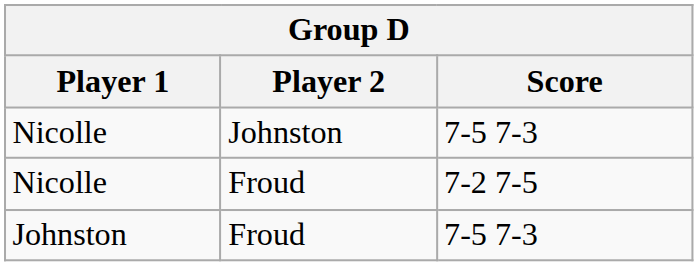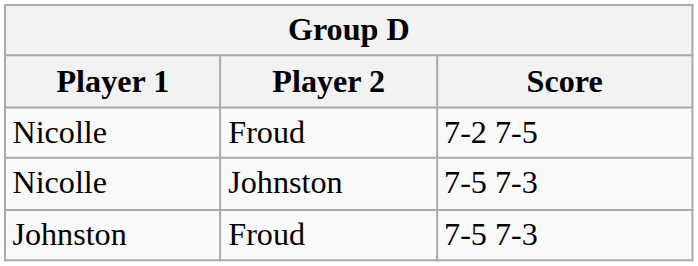rows swapped: (60, 183) <-> (60, 132)
